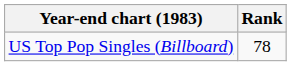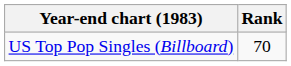(262, 46) 78 -> (262, 46) 70
